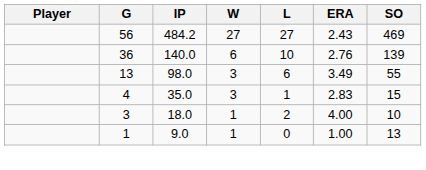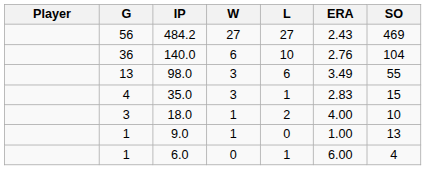(394, 54) 139 -> (394, 54) 104
+ row: (180, 154)
